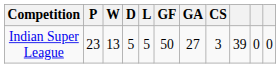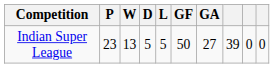- column: (218, 15)
